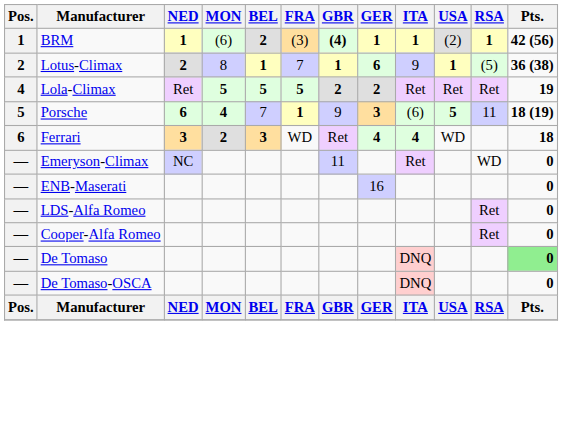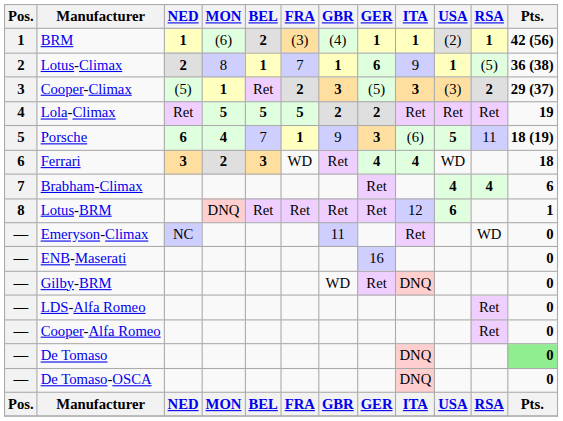(338, 40) bold -> (338, 40) normal
+ row: (86, 88)
+ row: (92, 185)
+ row: (76, 210)
+ row: (76, 282)
